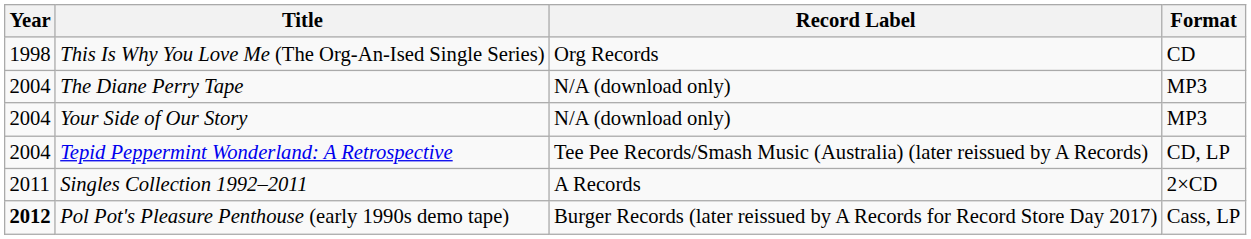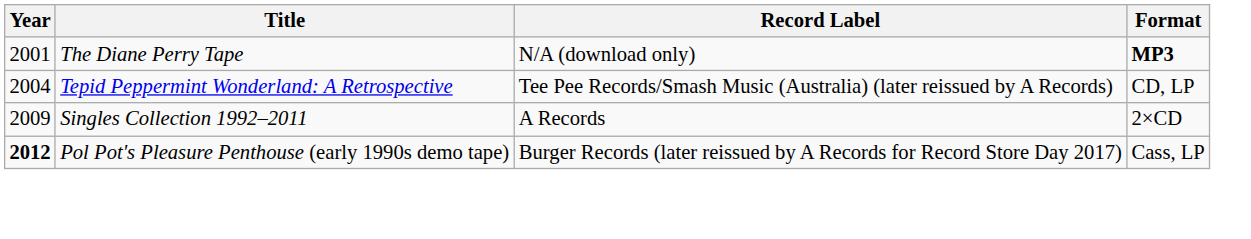- row: (302, 53)
(30, 86) 2004 -> (30, 53) 2001
(1187, 86) normal -> (1153, 53) bold
- row: (154, 119)
(30, 184) 2011 -> (30, 119) 2009
